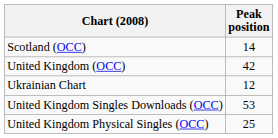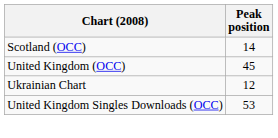(249, 66) 42 -> (249, 66) 45
- row: (108, 124)
